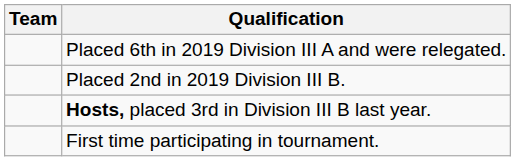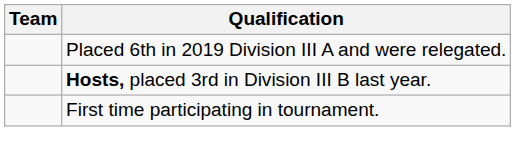- row: (206, 79)
